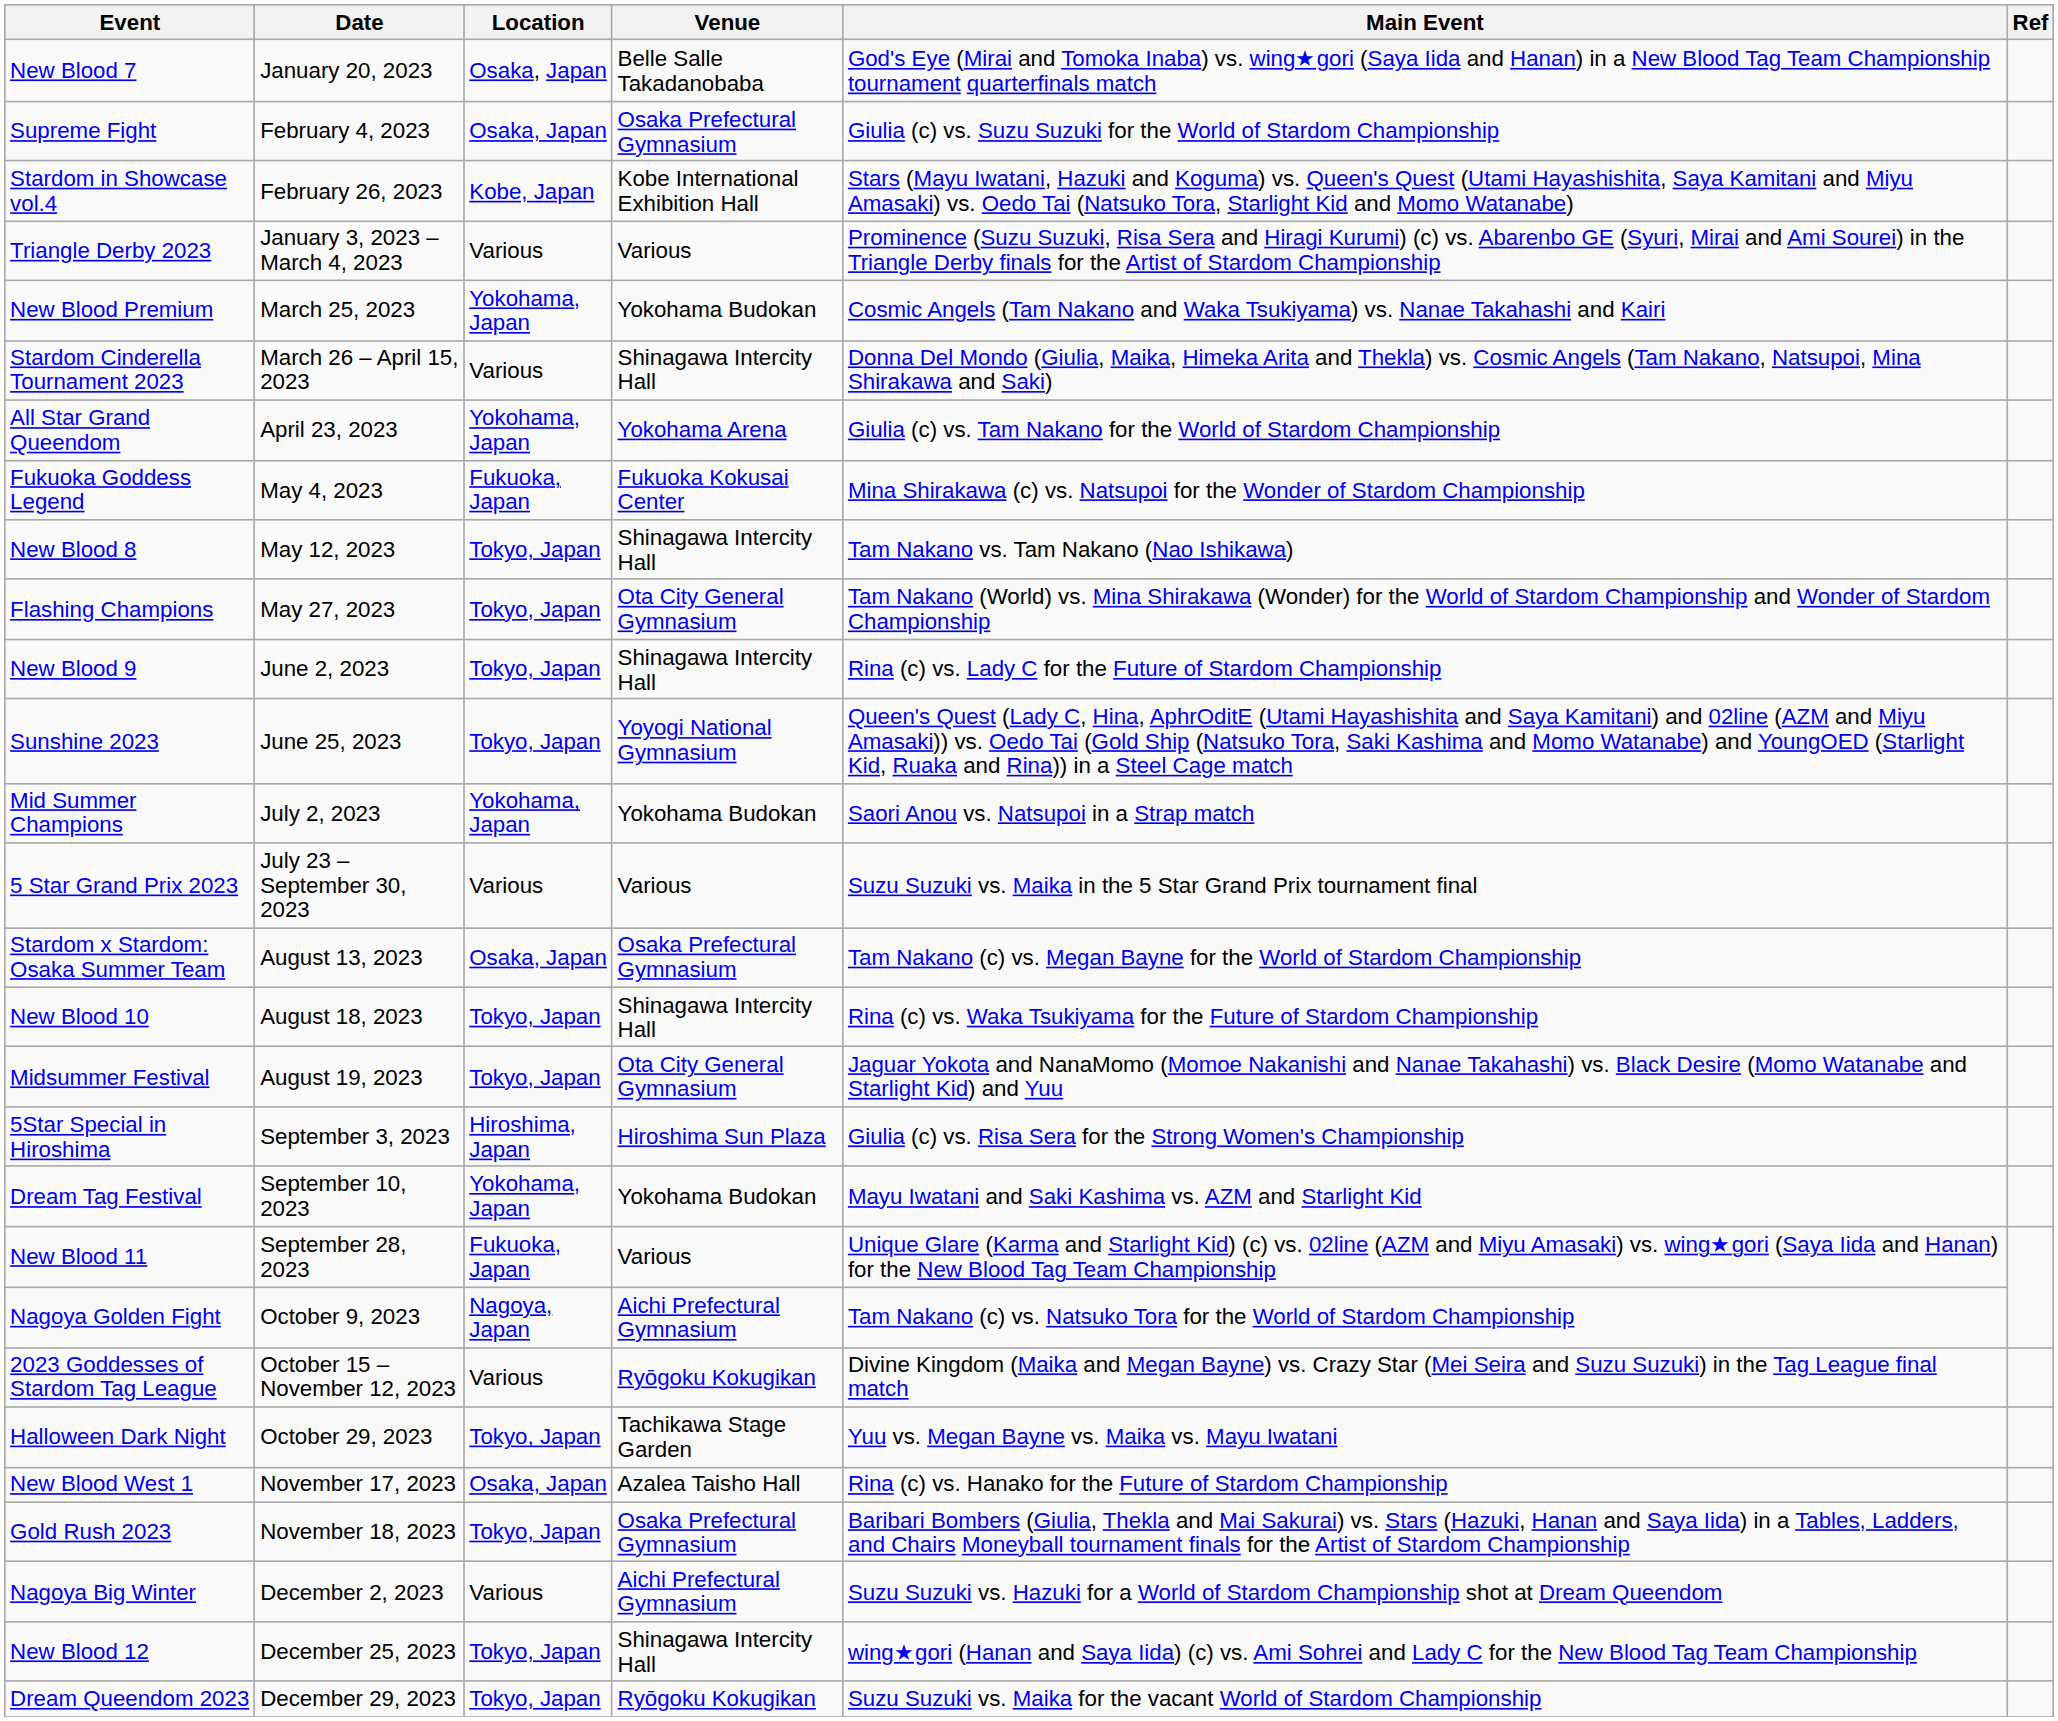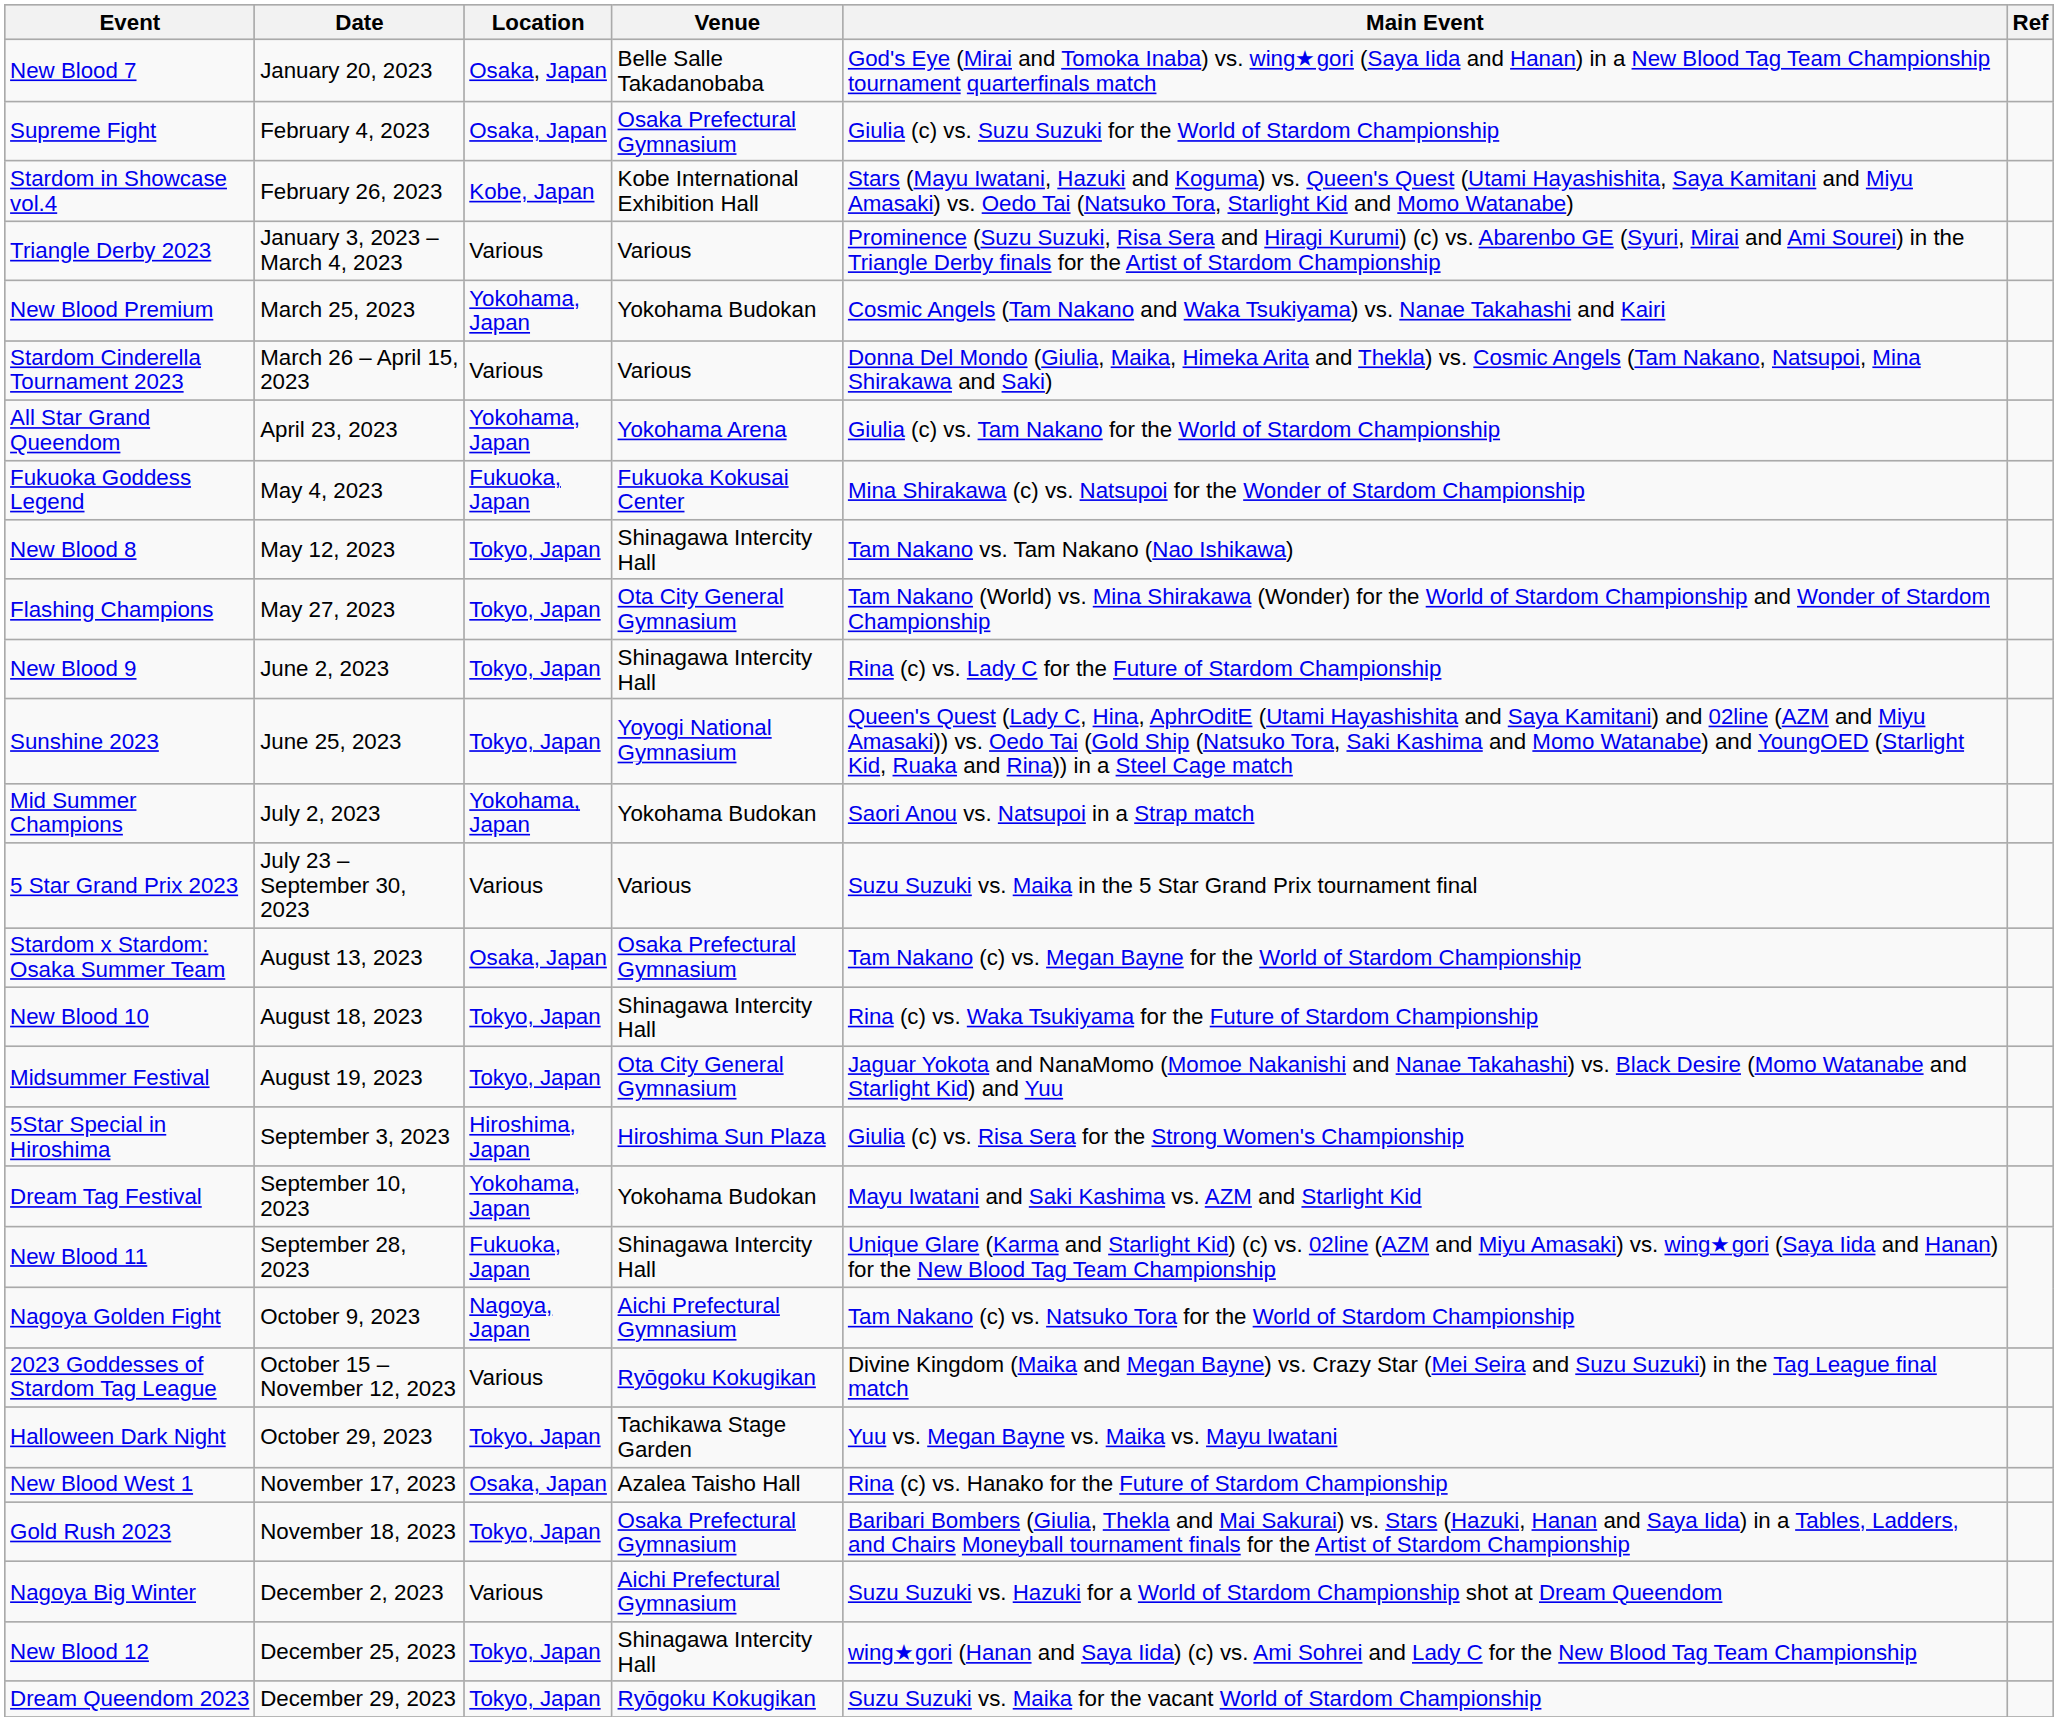(715, 370) Shinagawa Intercity Hall -> (655, 370) Various
(655, 1257) Various -> (715, 1257) Shinagawa Intercity Hall
